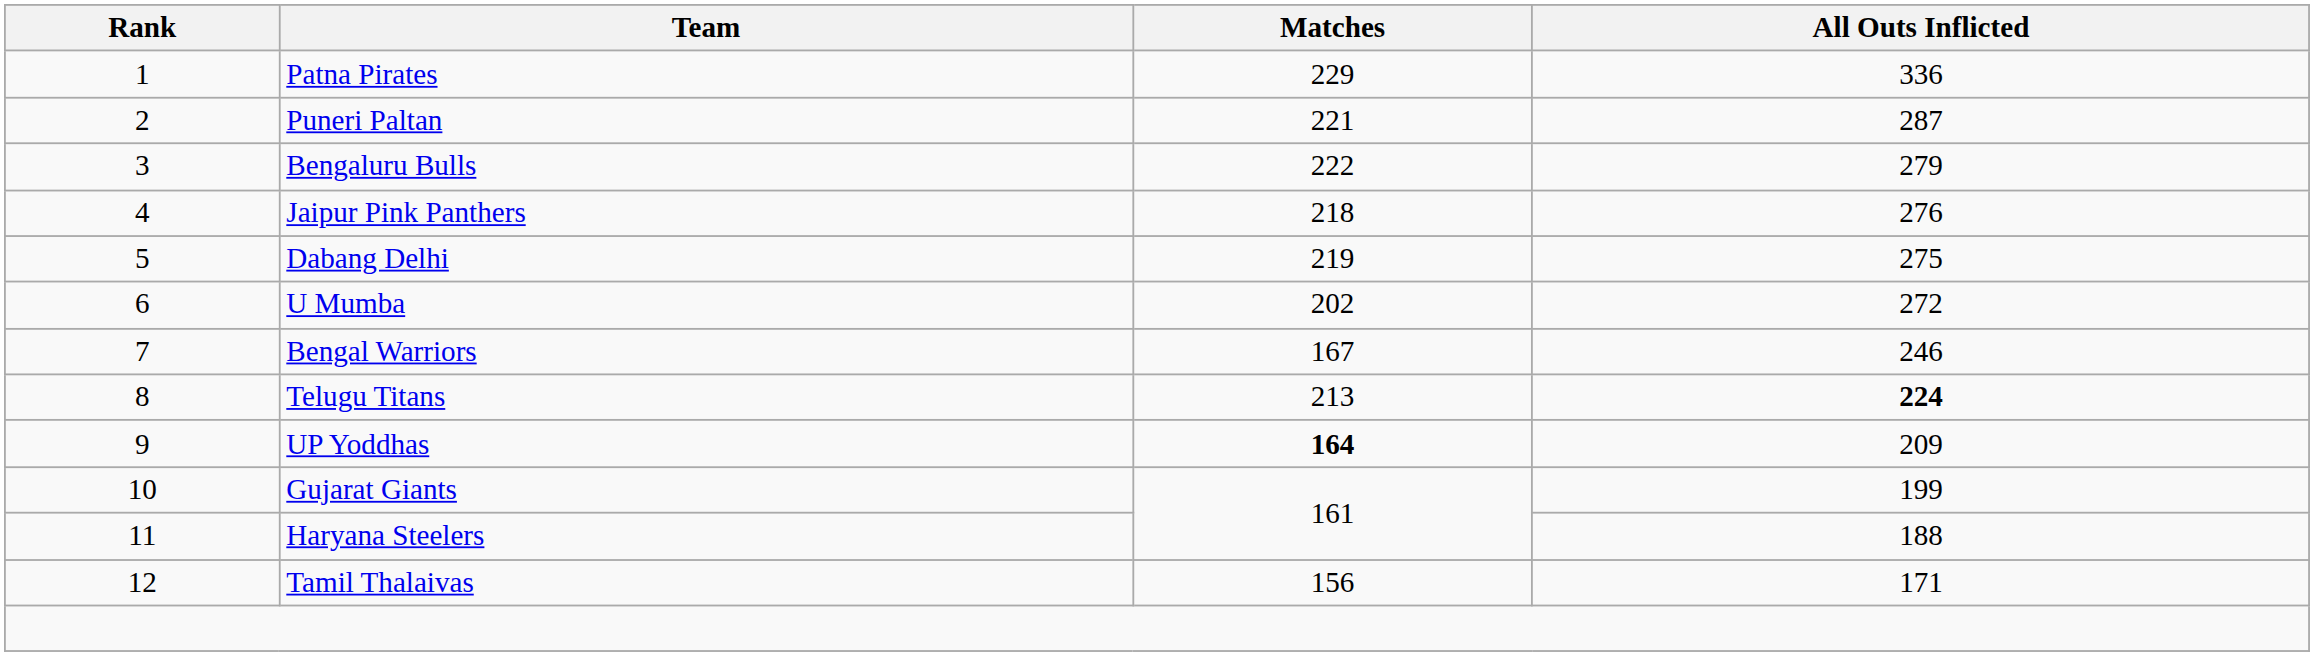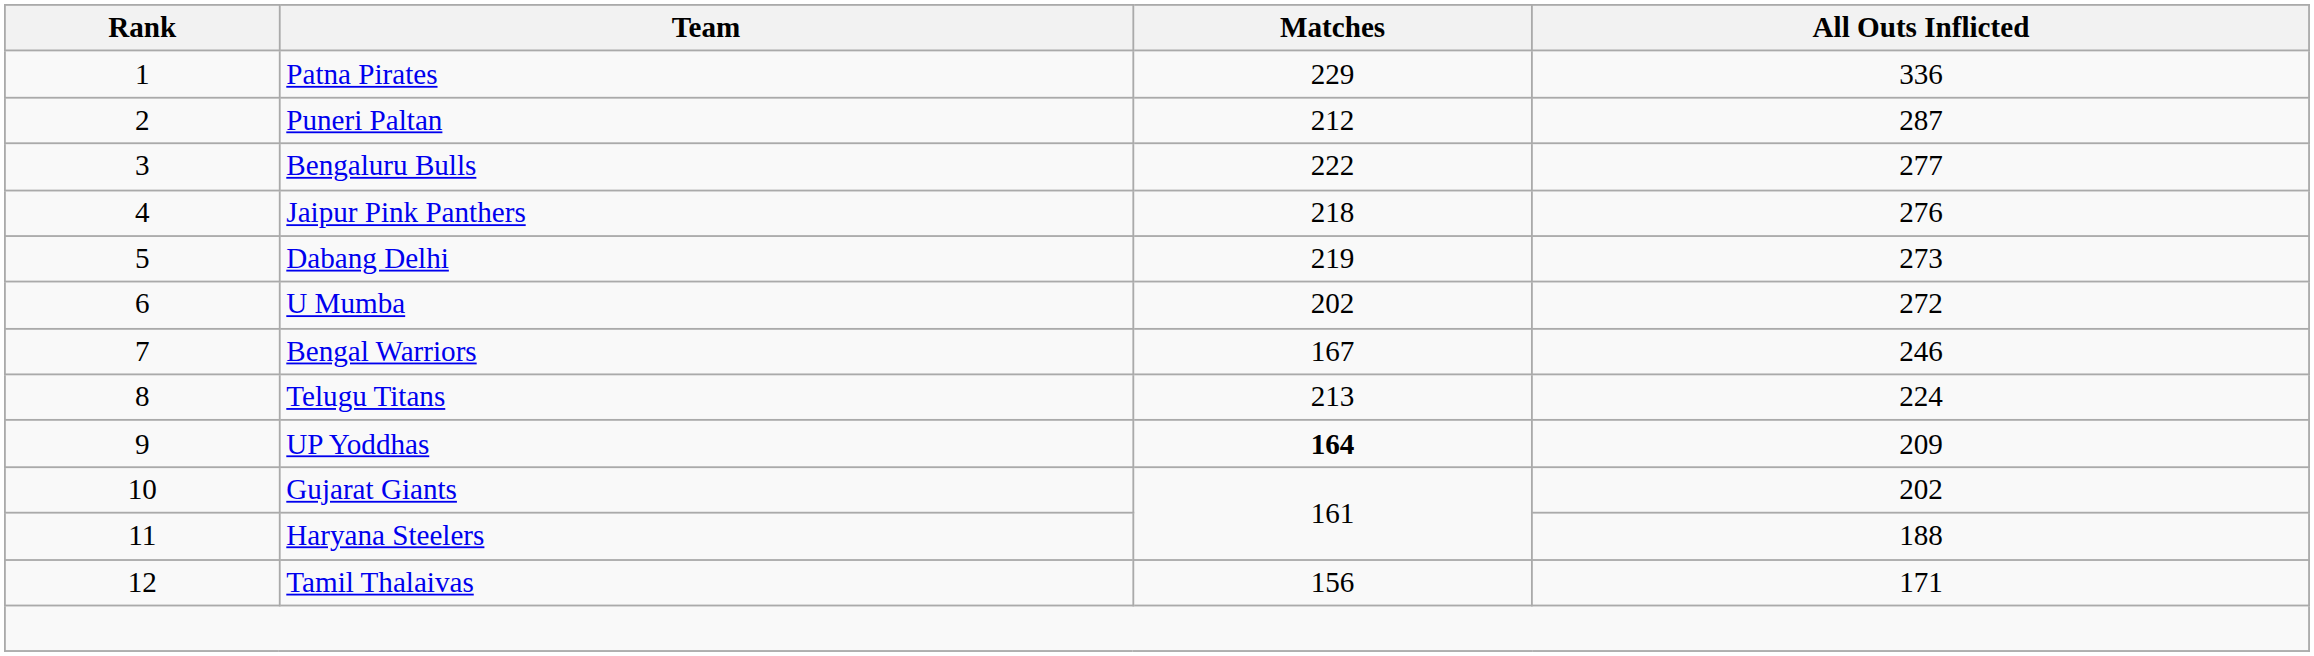(1333, 119) 221 -> (1333, 119) 212
(1921, 166) 279 -> (1921, 166) 277
(1921, 258) 275 -> (1921, 258) 273
(1921, 397) bold -> (1921, 397) normal
(1921, 489) 199 -> (1921, 489) 202
